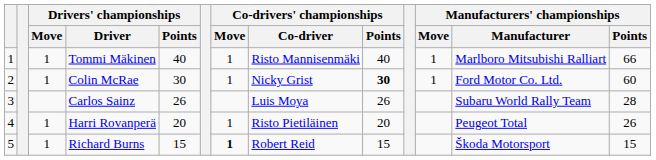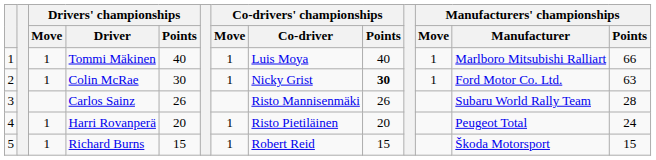(306, 57) Risto Mannisenmäki -> (280, 57) Luis Moya
(630, 79) 60 -> (630, 79) 63
(280, 101) Luis Moya -> (306, 101) Risto Mannisenmäki
(630, 122) 26 -> (630, 122) 24
(230, 144) bold -> (230, 144) normal
